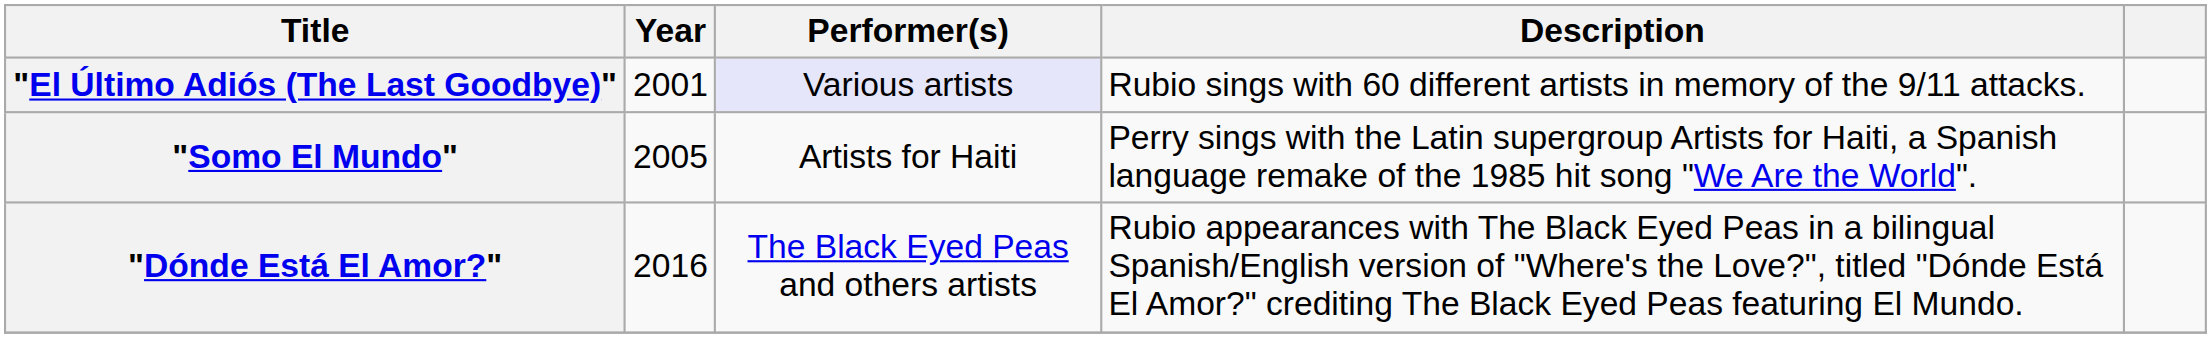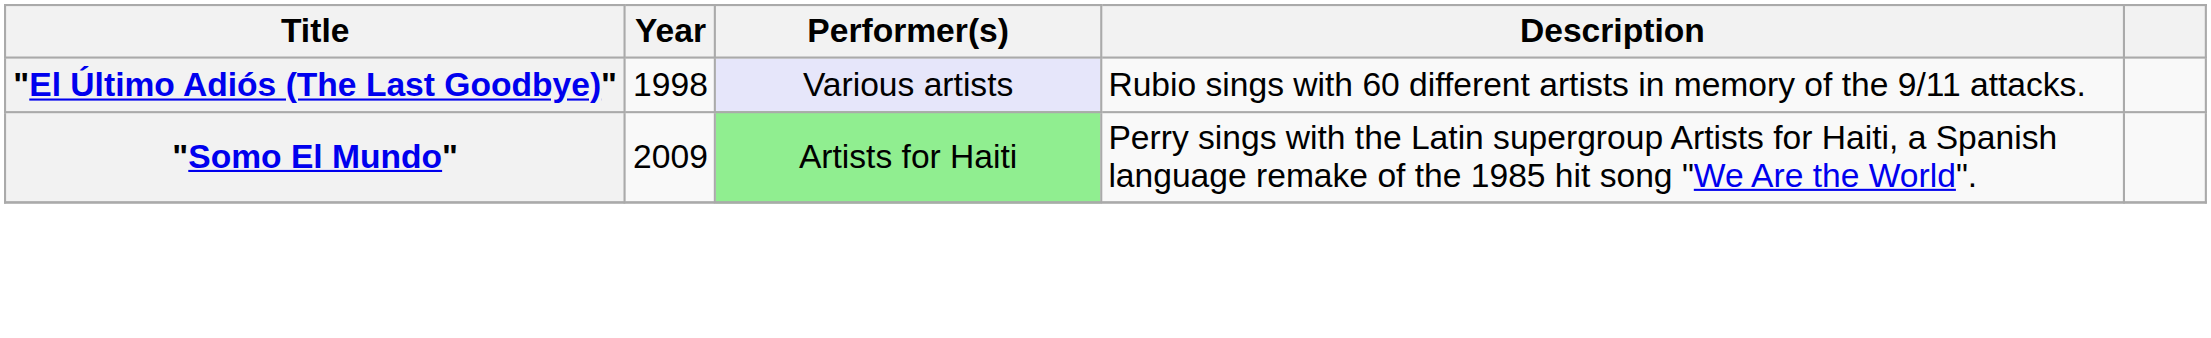(670, 84) 2001 -> (670, 84) 1998
(670, 156) 2005 -> (670, 156) 2009
(908, 156) no background -> (908, 156) lightgreen background
- row: (315, 266)
